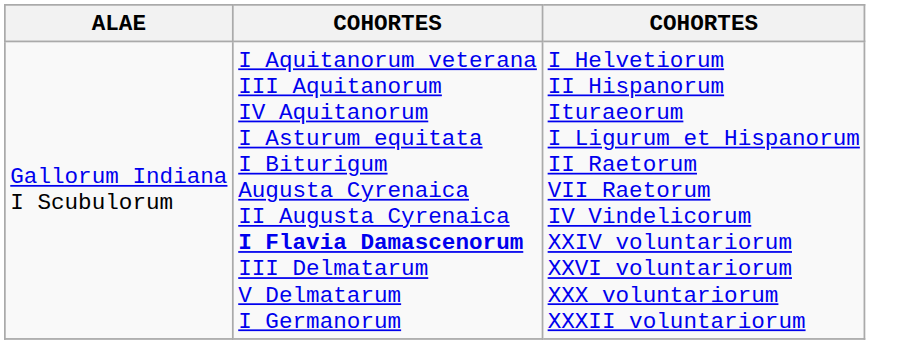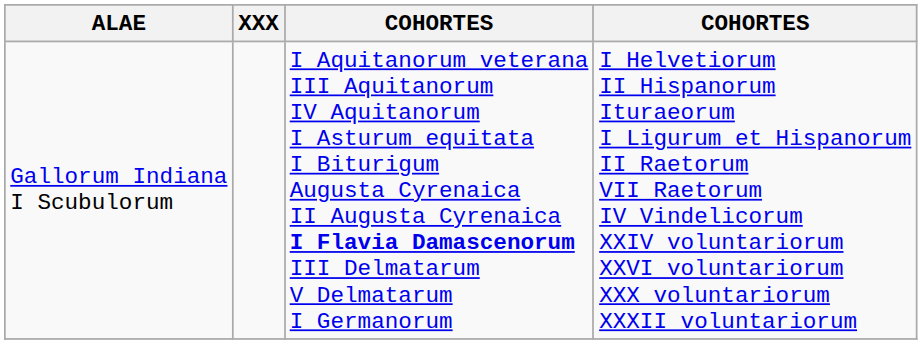+ column: (259, 23)
